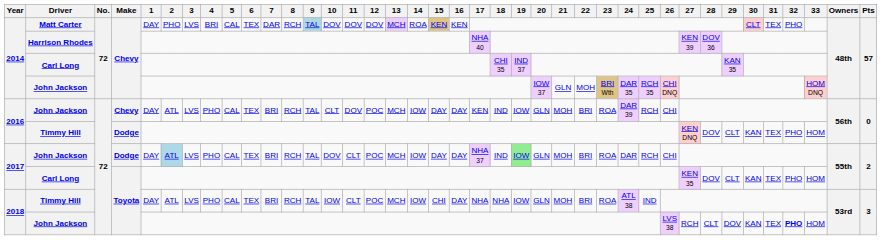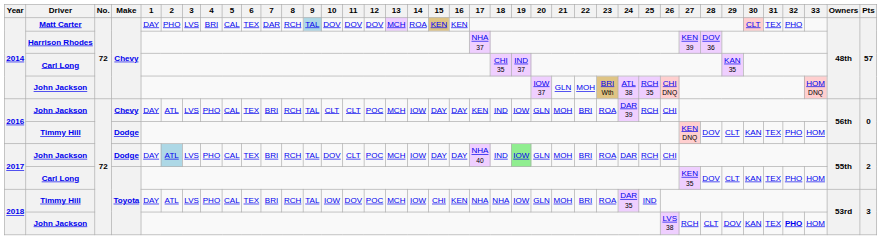(480, 42) NHA 40 -> (480, 42) NHA 37
(629, 87) DAR 35 -> (629, 87) ATL 38
(353, 110) DOV -> (353, 110) CLT
(480, 155) NHA 37 -> (480, 155) NHA 40
(353, 201) CLT -> (353, 201) DOV
(459, 201) DAY -> (459, 201) KEN
(629, 200) ATL 38 -> (629, 200) DAR 35
